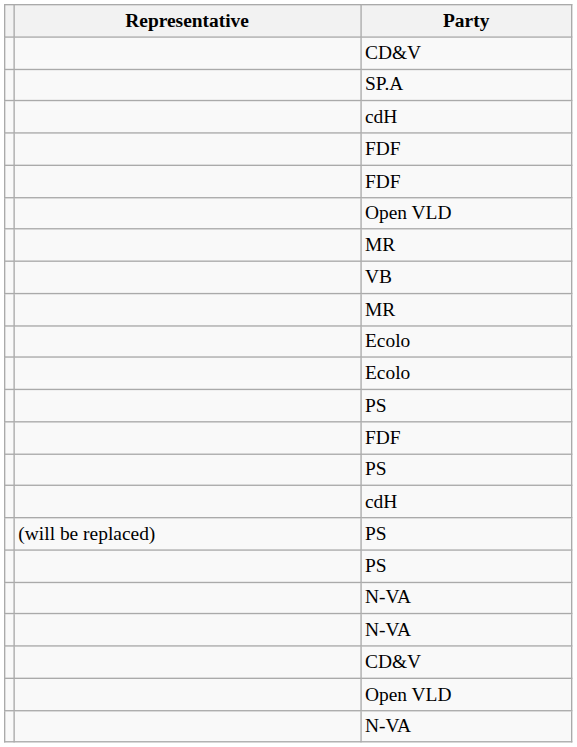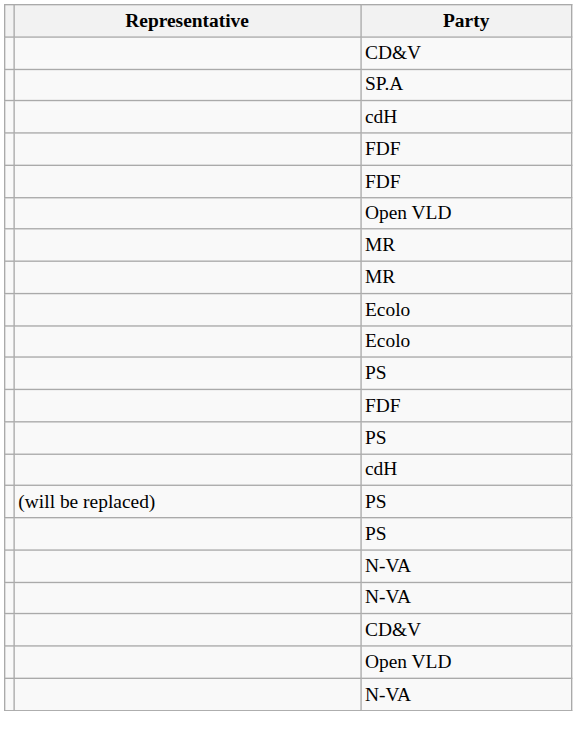- row: (187, 278)
